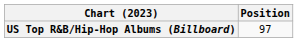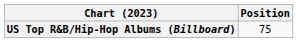(265, 30) 97 -> (265, 30) 75
